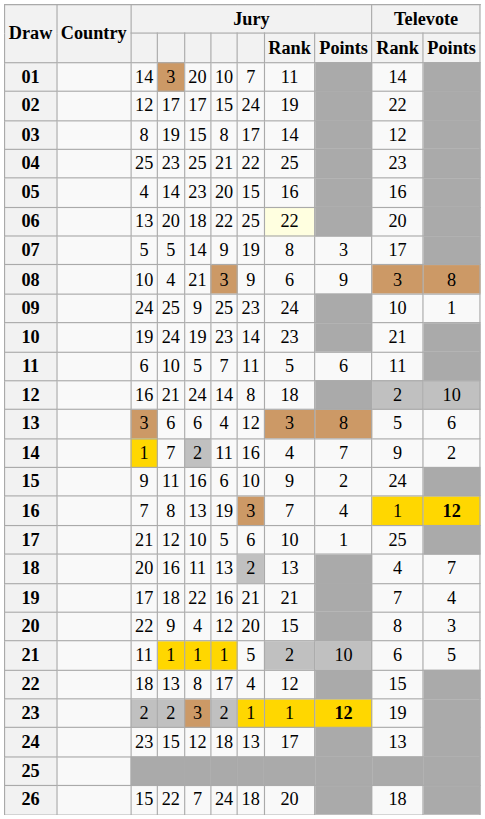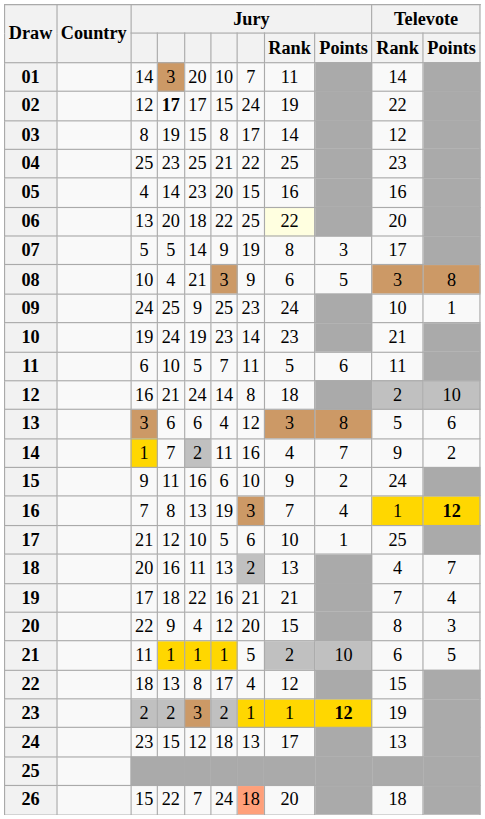(171, 105) normal -> (171, 105) bold
(344, 279) 9 -> (344, 279) 5
(251, 800) no background -> (251, 800) lightsalmon background
